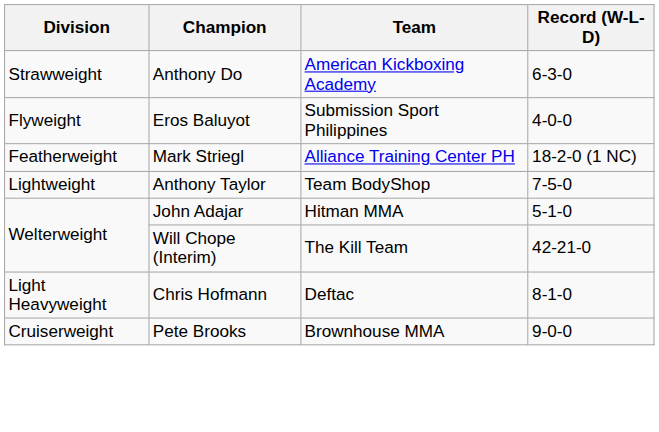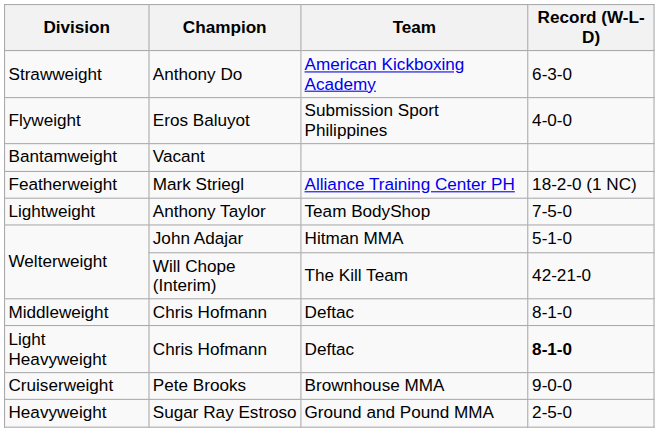+ row: (63, 157)
+ row: (58, 312)
(552, 294) normal -> (552, 349) bold
+ row: (57, 413)
